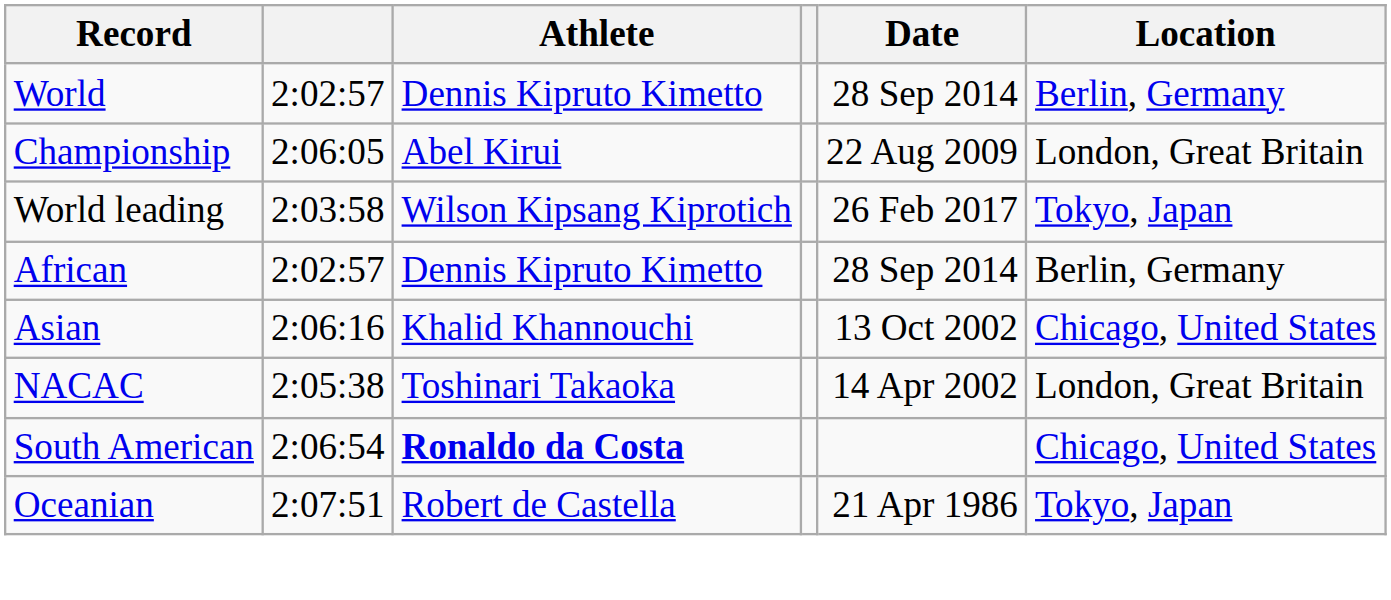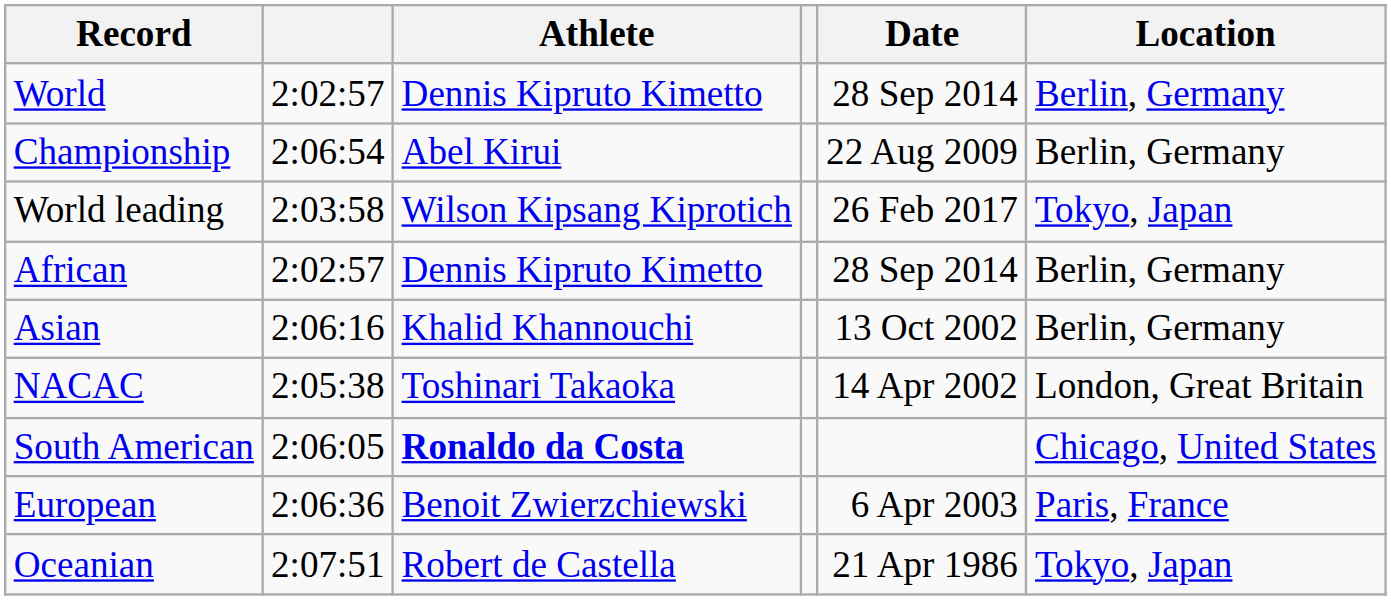(328, 151) 2:06:05 -> (328, 151) 2:06:54
(1199, 151) London, Great Britain -> (1160, 151) Berlin, Germany
(1206, 328) Chicago, United States -> (1160, 328) Berlin, Germany
(328, 446) 2:06:54 -> (328, 446) 2:06:05
+ row: (85, 504)
